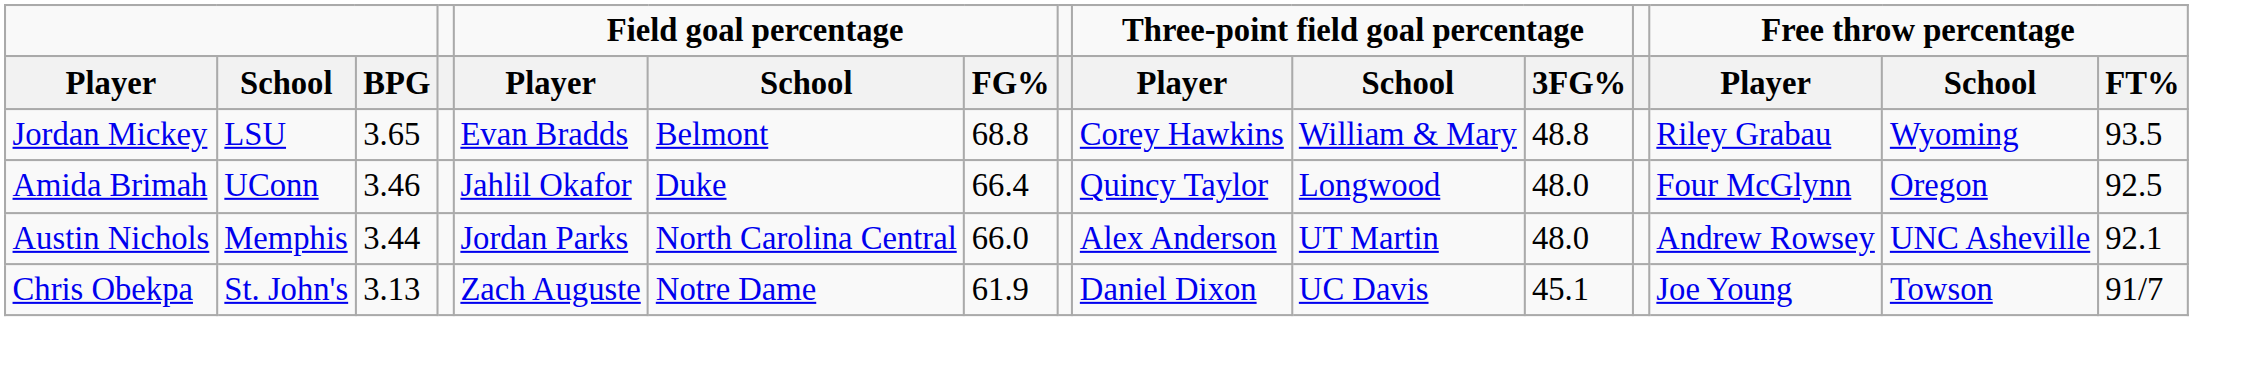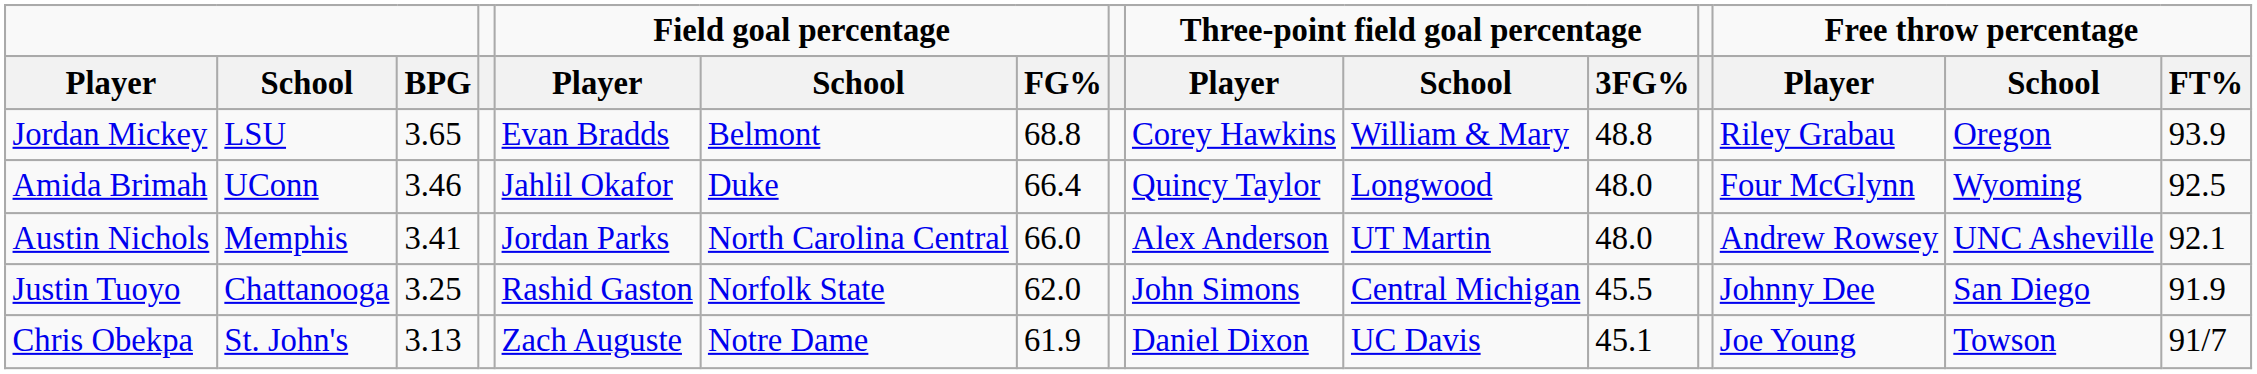(1954, 133) Wyoming -> (2002, 133) Oregon
(2134, 133) 93.5 -> (2197, 133) 93.9
(1939, 185) Oregon -> (2018, 185) Wyoming
(392, 237) 3.44 -> (433, 237) 3.41
+ row: (96, 289)
